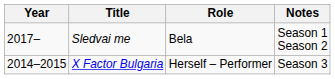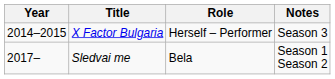rows swapped: (118, 64) <-> (101, 39)
